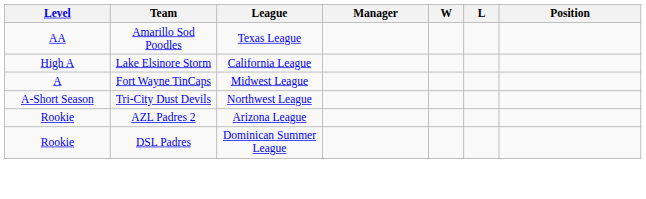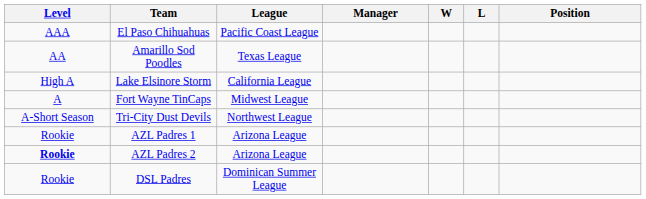+ row: (163, 31)
+ row: (163, 136)
(57, 117) normal -> (57, 154) bold
